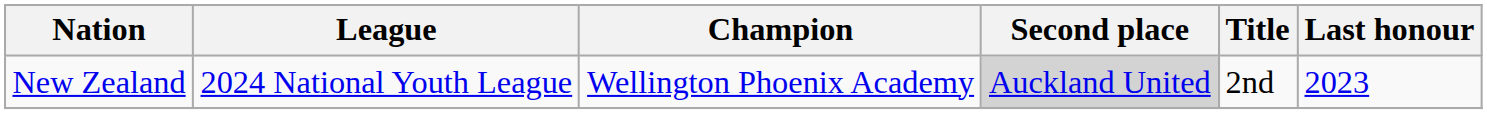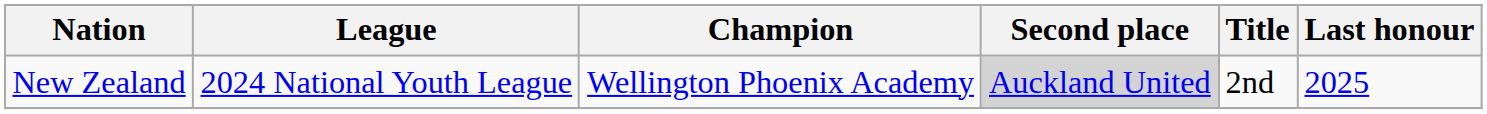(1337, 81) 2023 -> (1337, 81) 2025
